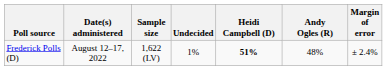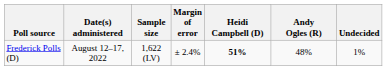columns swapped: (365, 22) <-> (193, 33)
